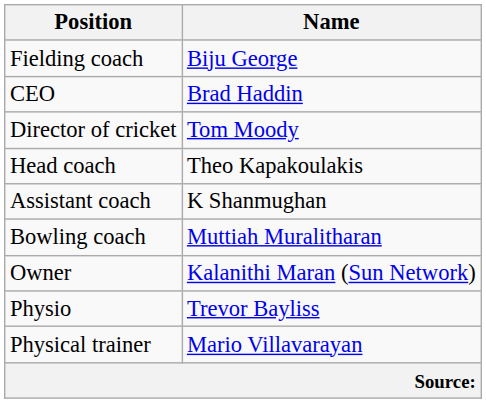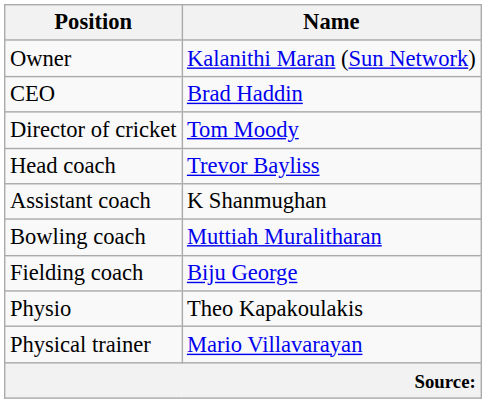rows swapped: (41, 272) <-> (77, 58)
(275, 165) Theo Kapakoulakis -> (253, 165) Trevor Bayliss
(253, 308) Trevor Bayliss -> (275, 308) Theo Kapakoulakis
